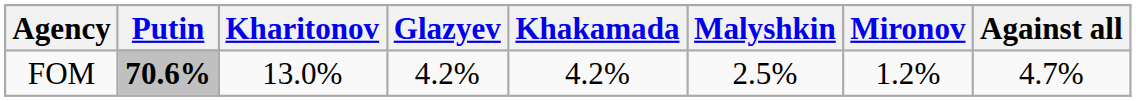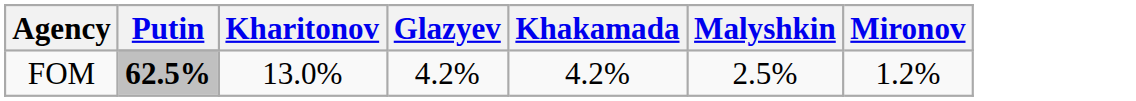- column: (1051, 28)
(168, 73) 70.6% -> (168, 73) 62.5%
